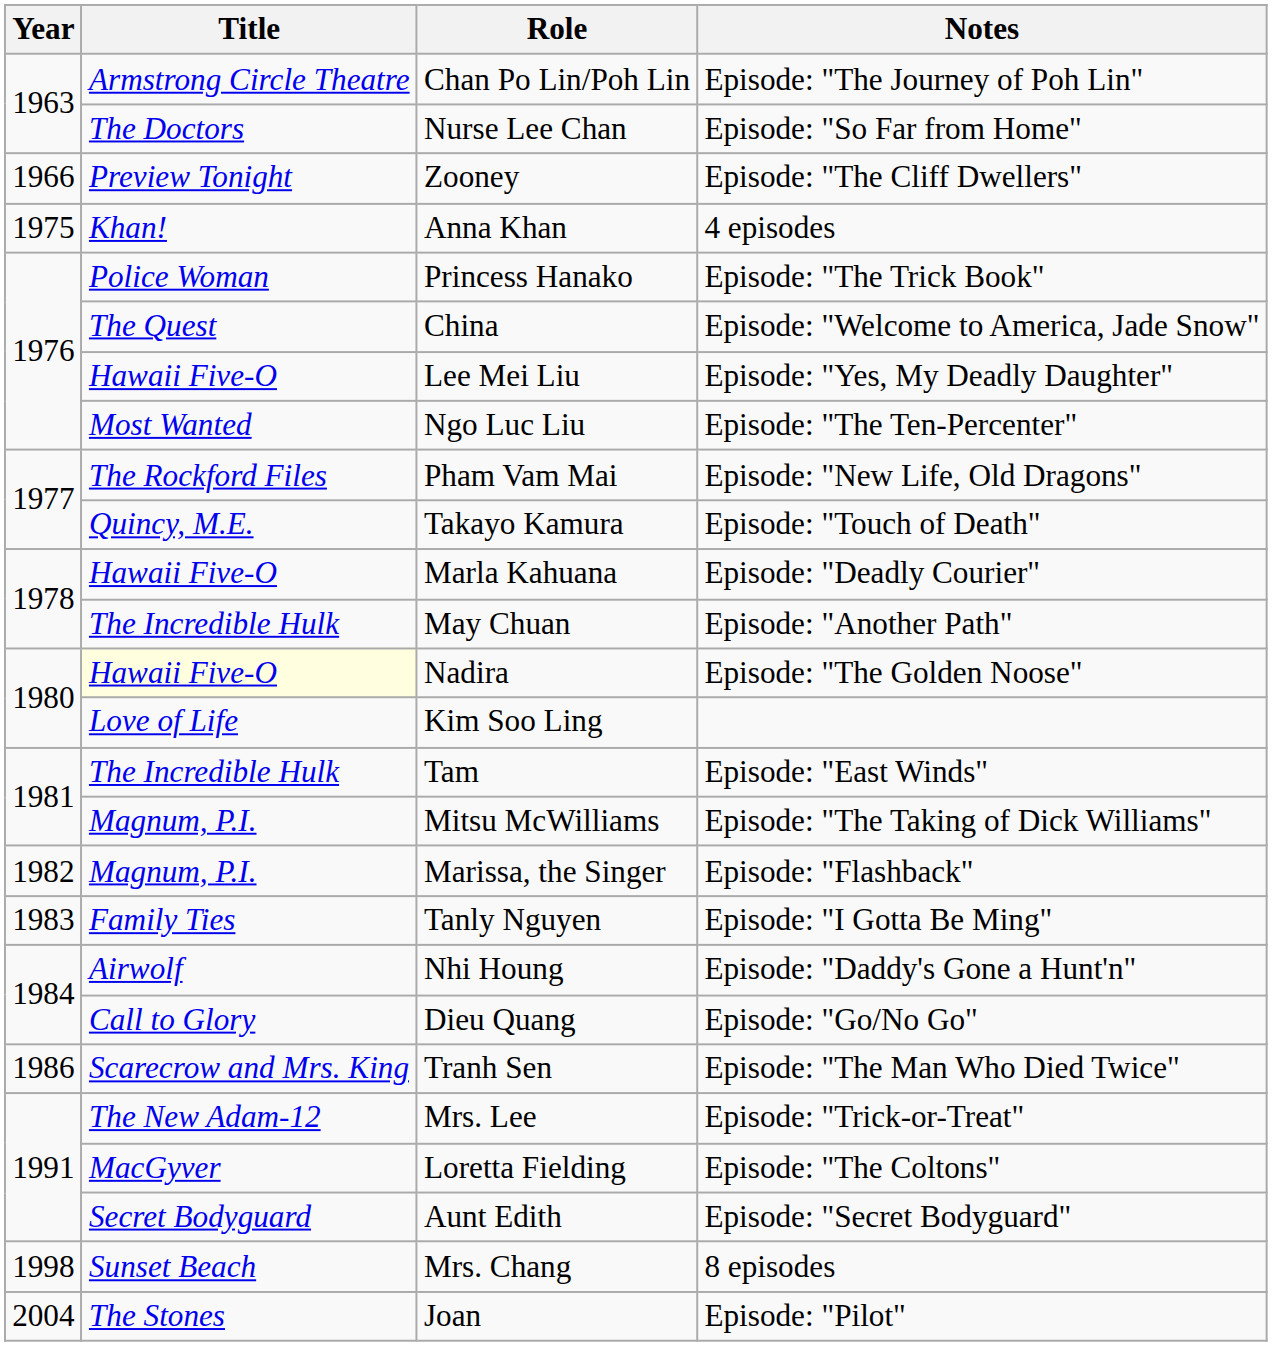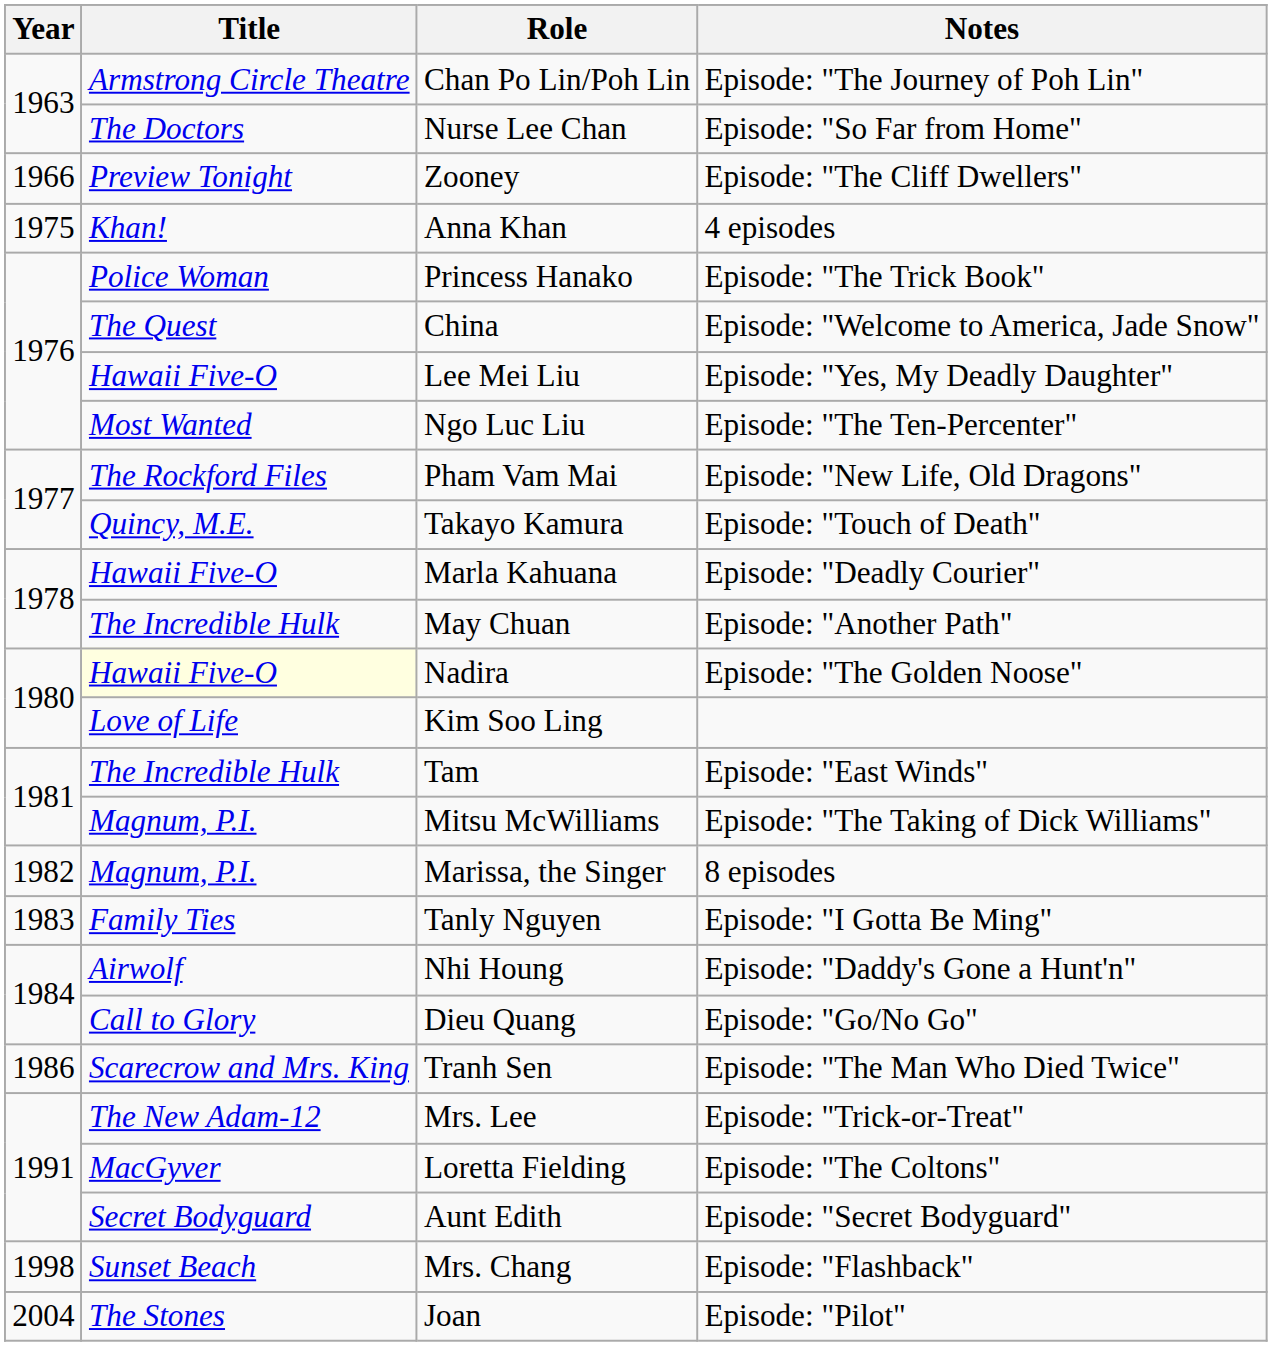(839, 870) Episode: "Flashback" -> (770, 870) 8 episodes
(770, 1266) 8 episodes -> (839, 1266) Episode: "Flashback"
